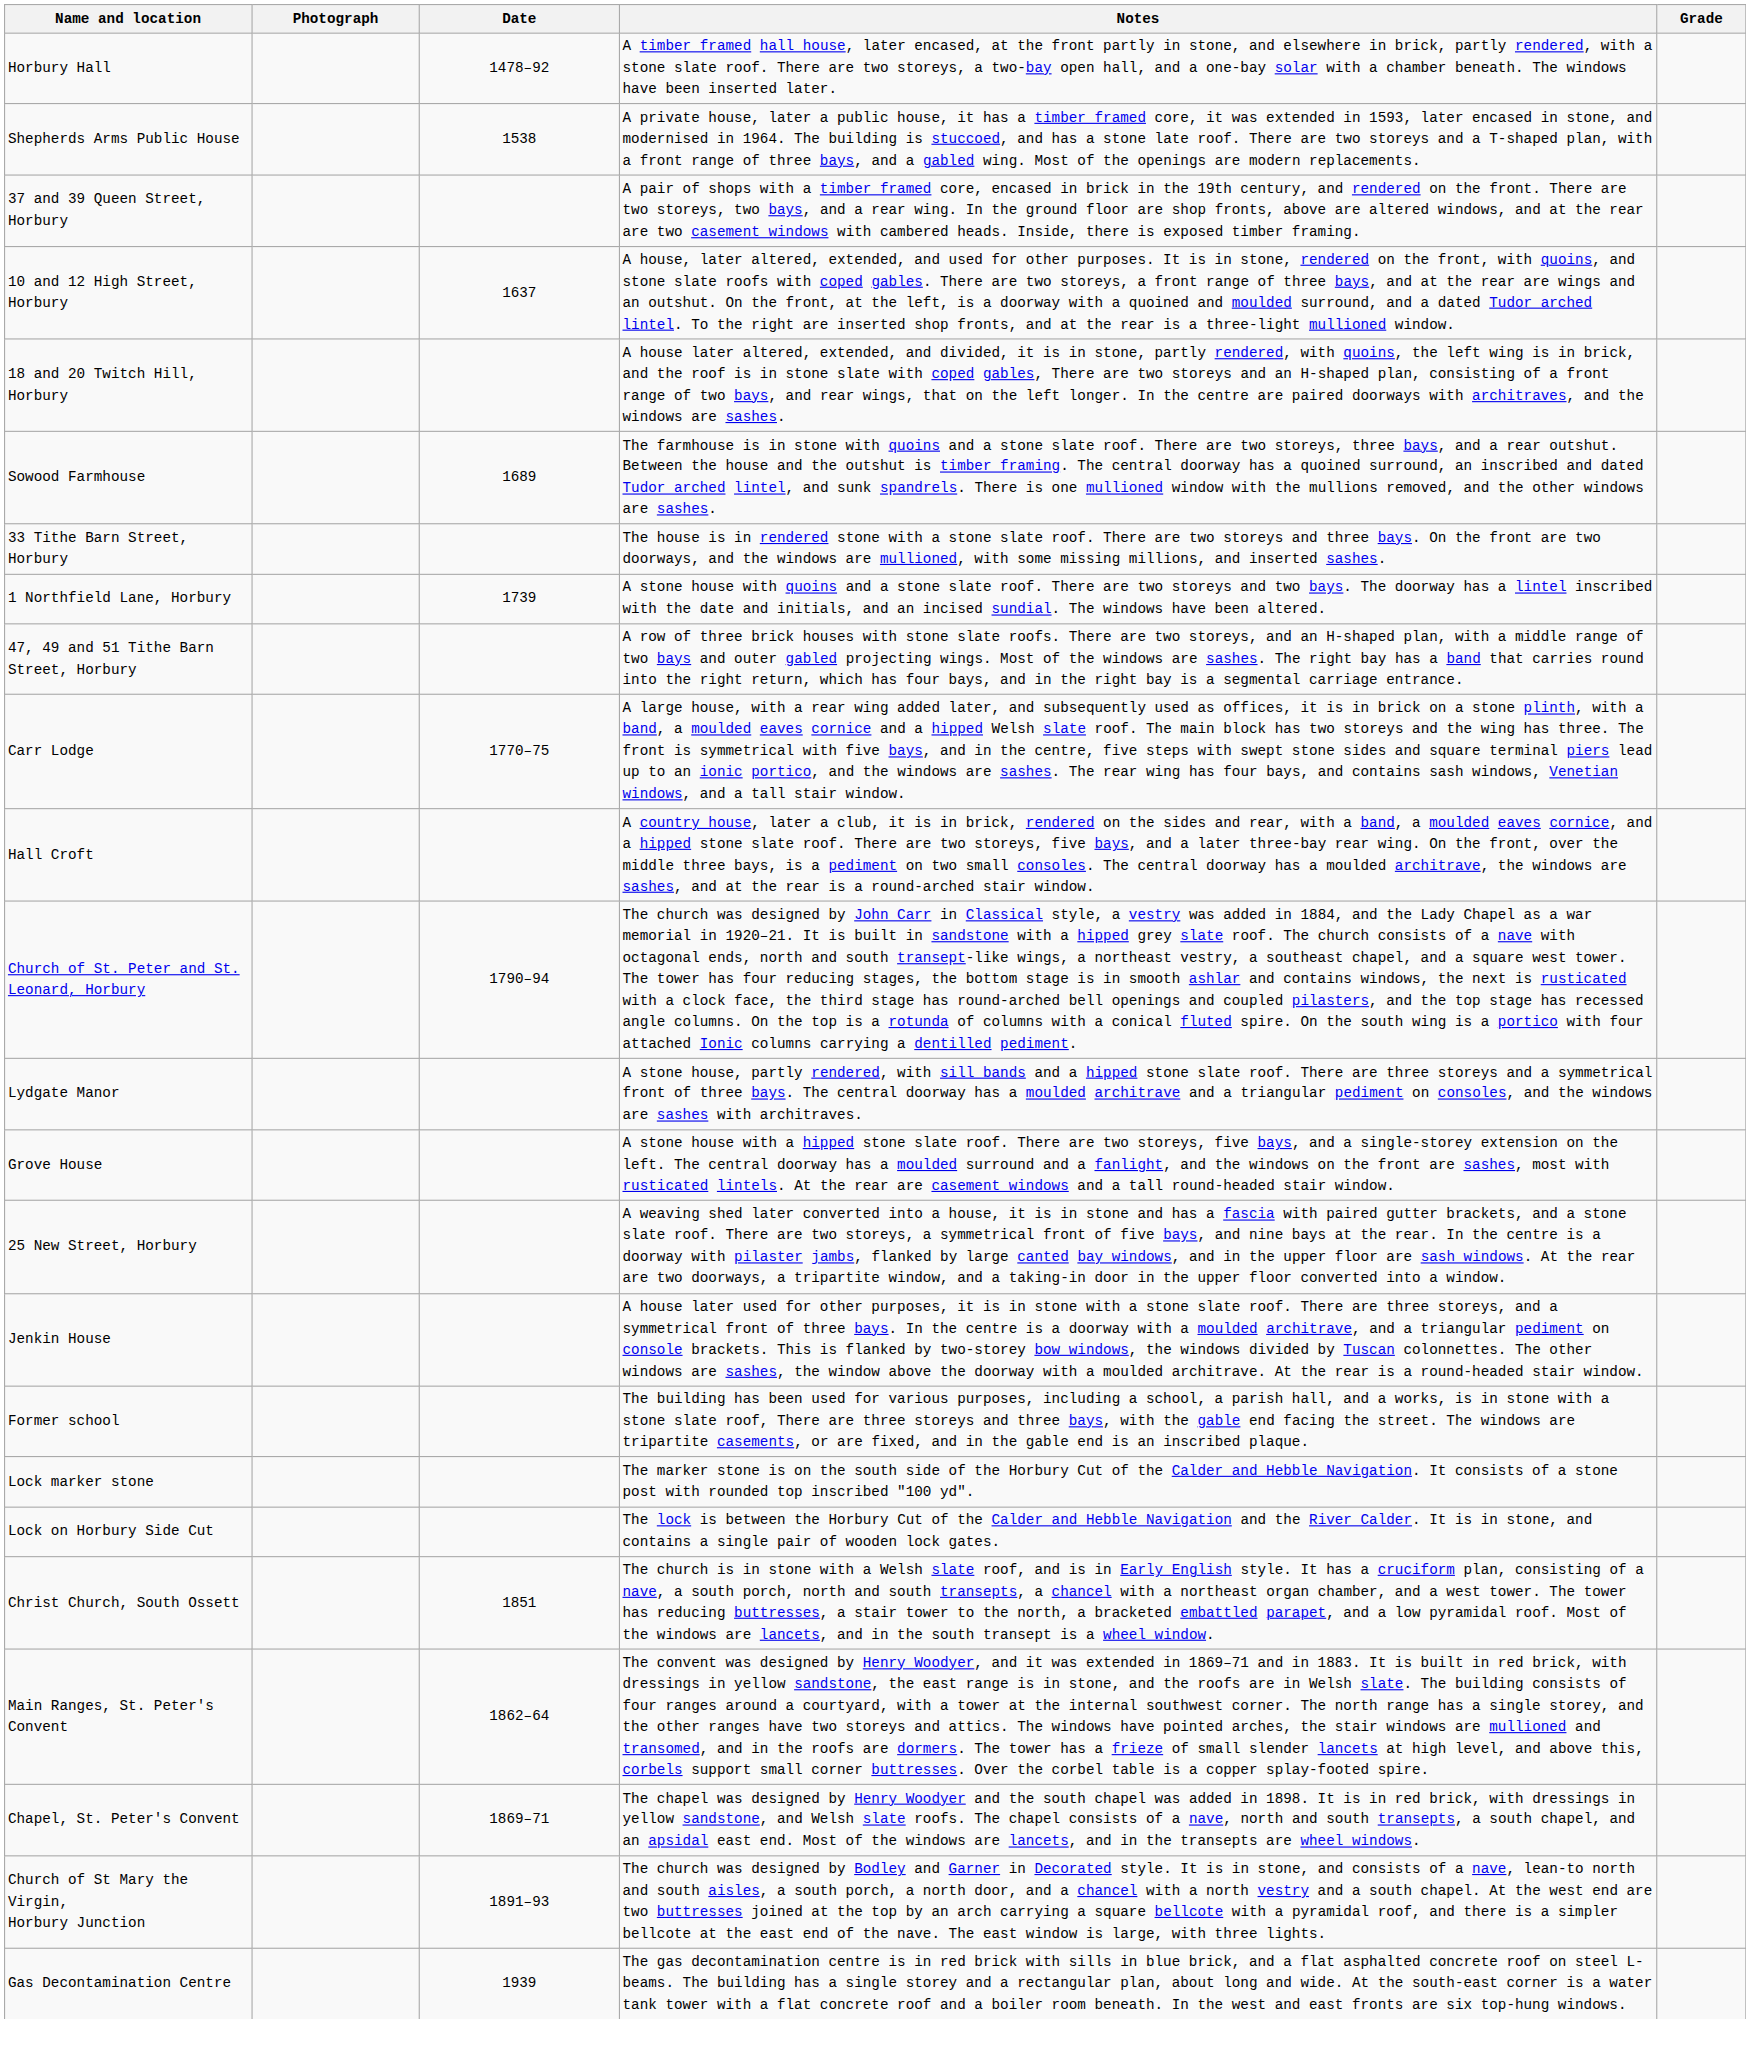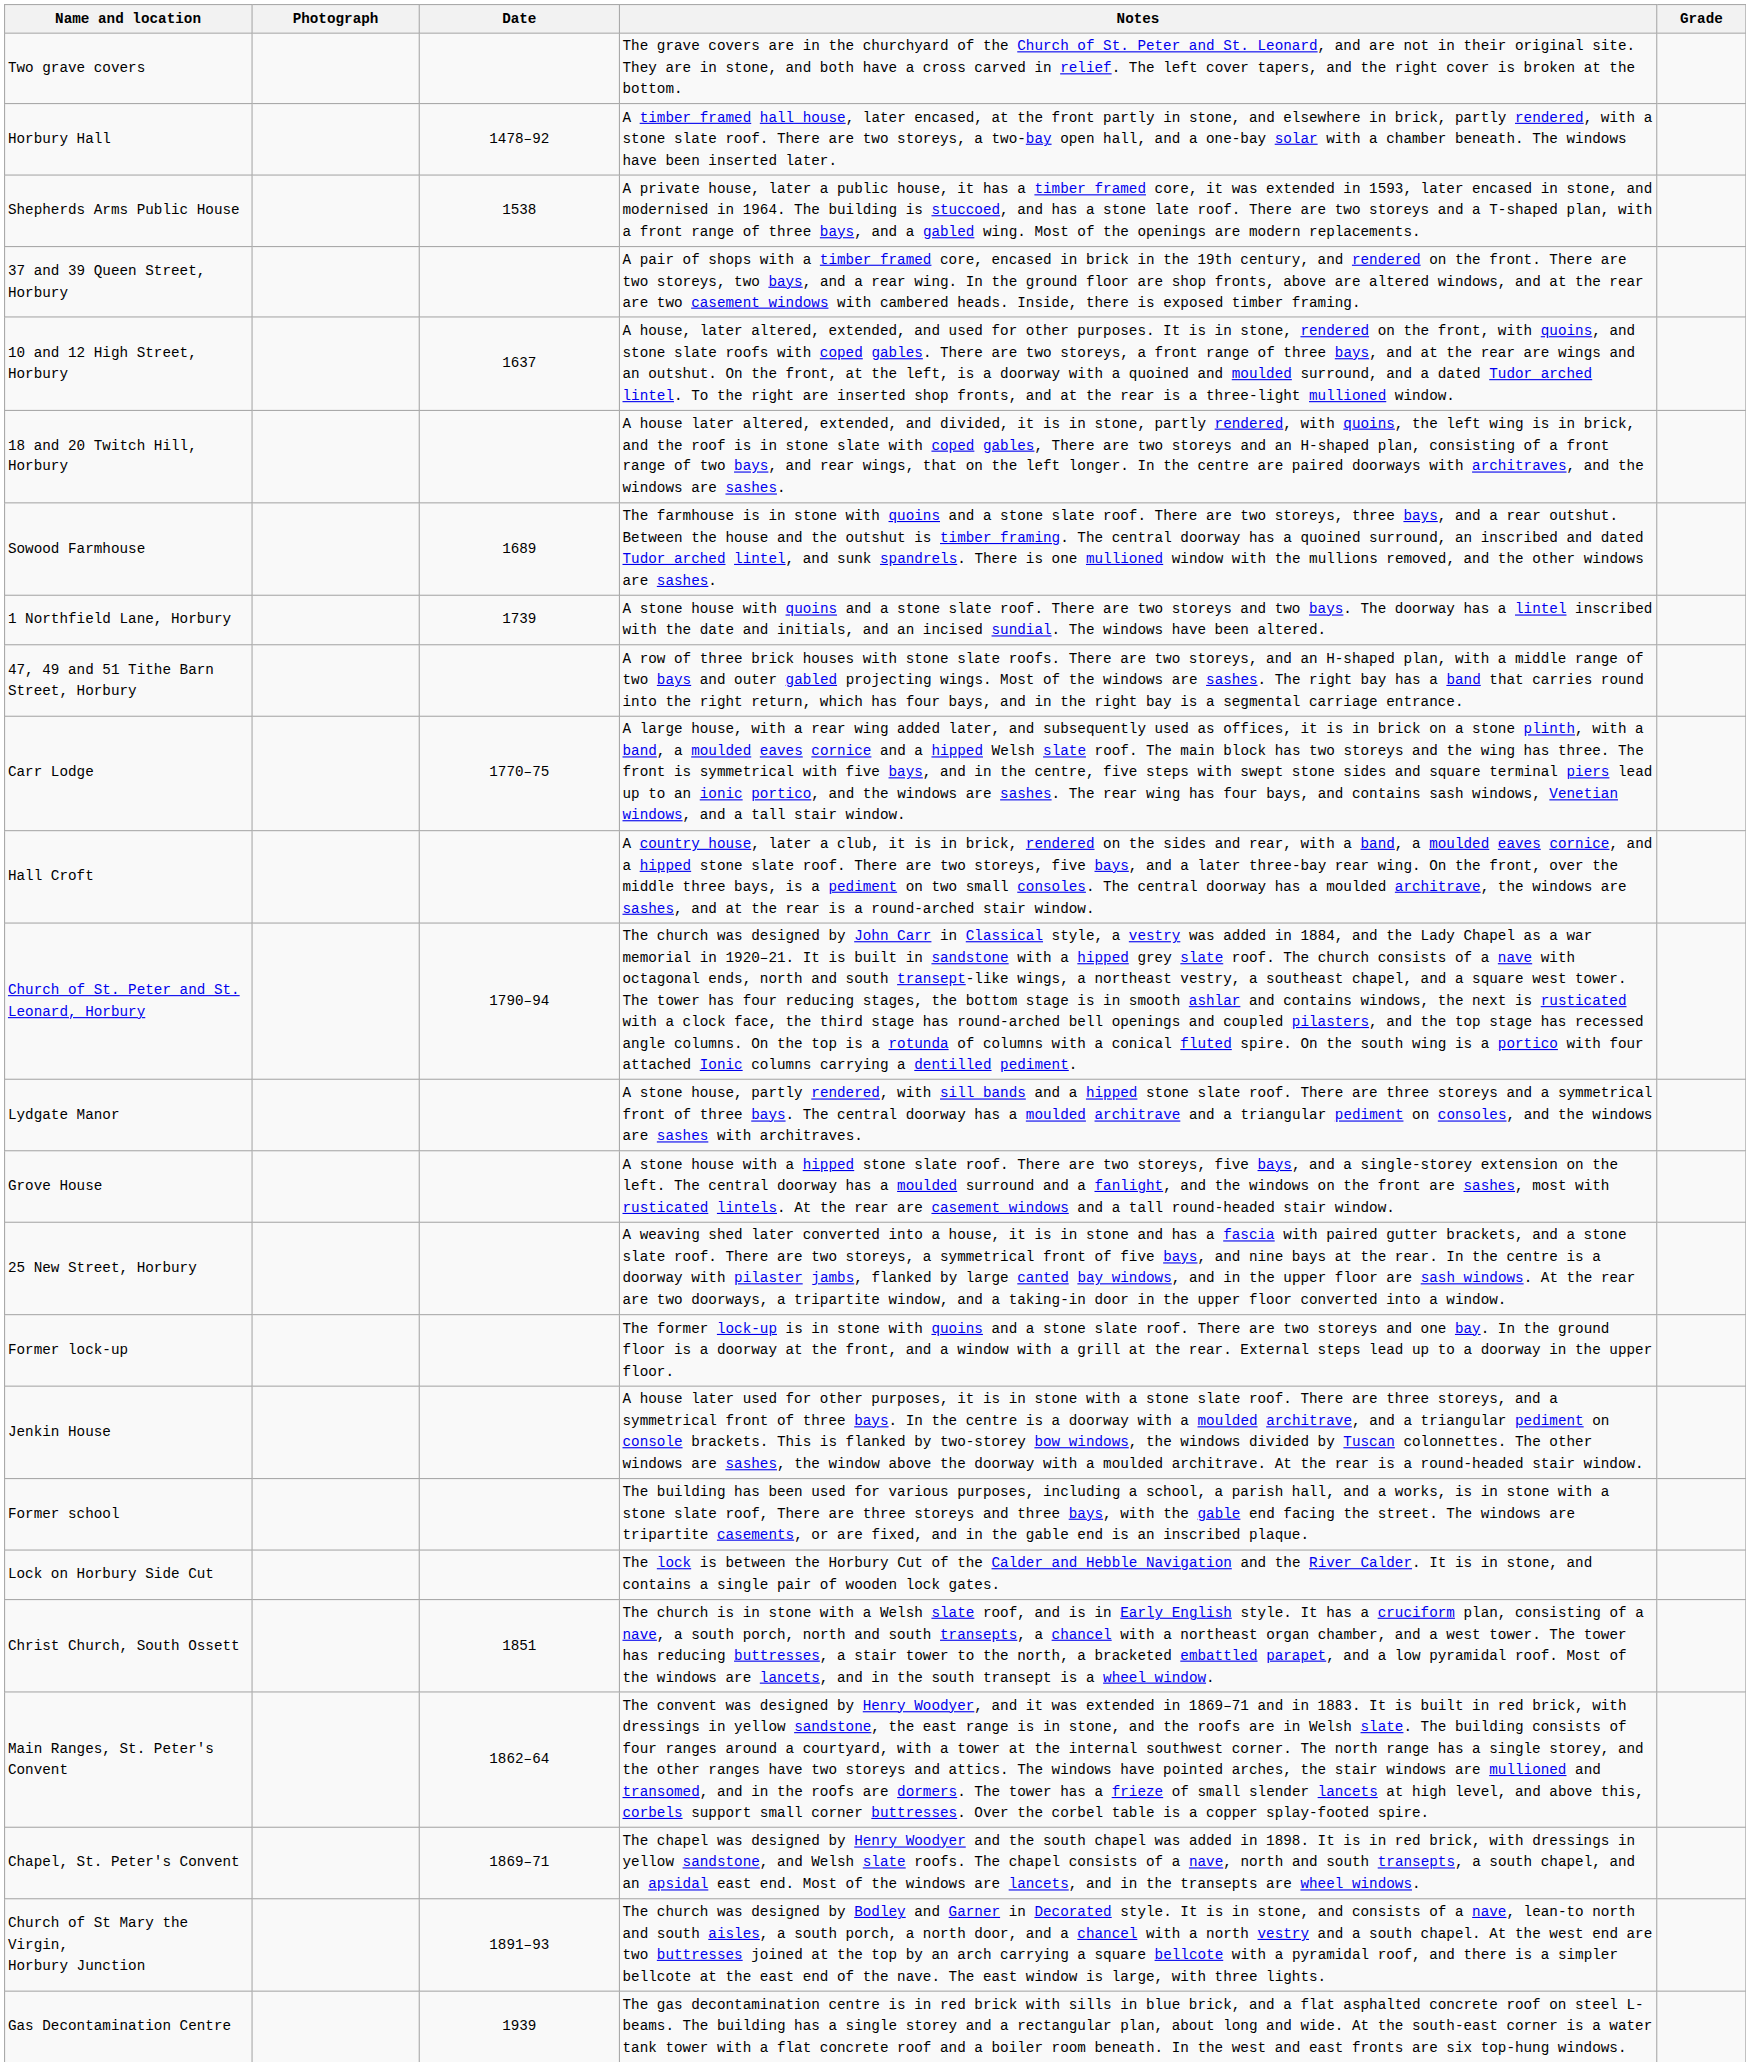+ row: (77, 68)
- row: (98, 549)
+ row: (68, 1350)
- row: (81, 1482)
